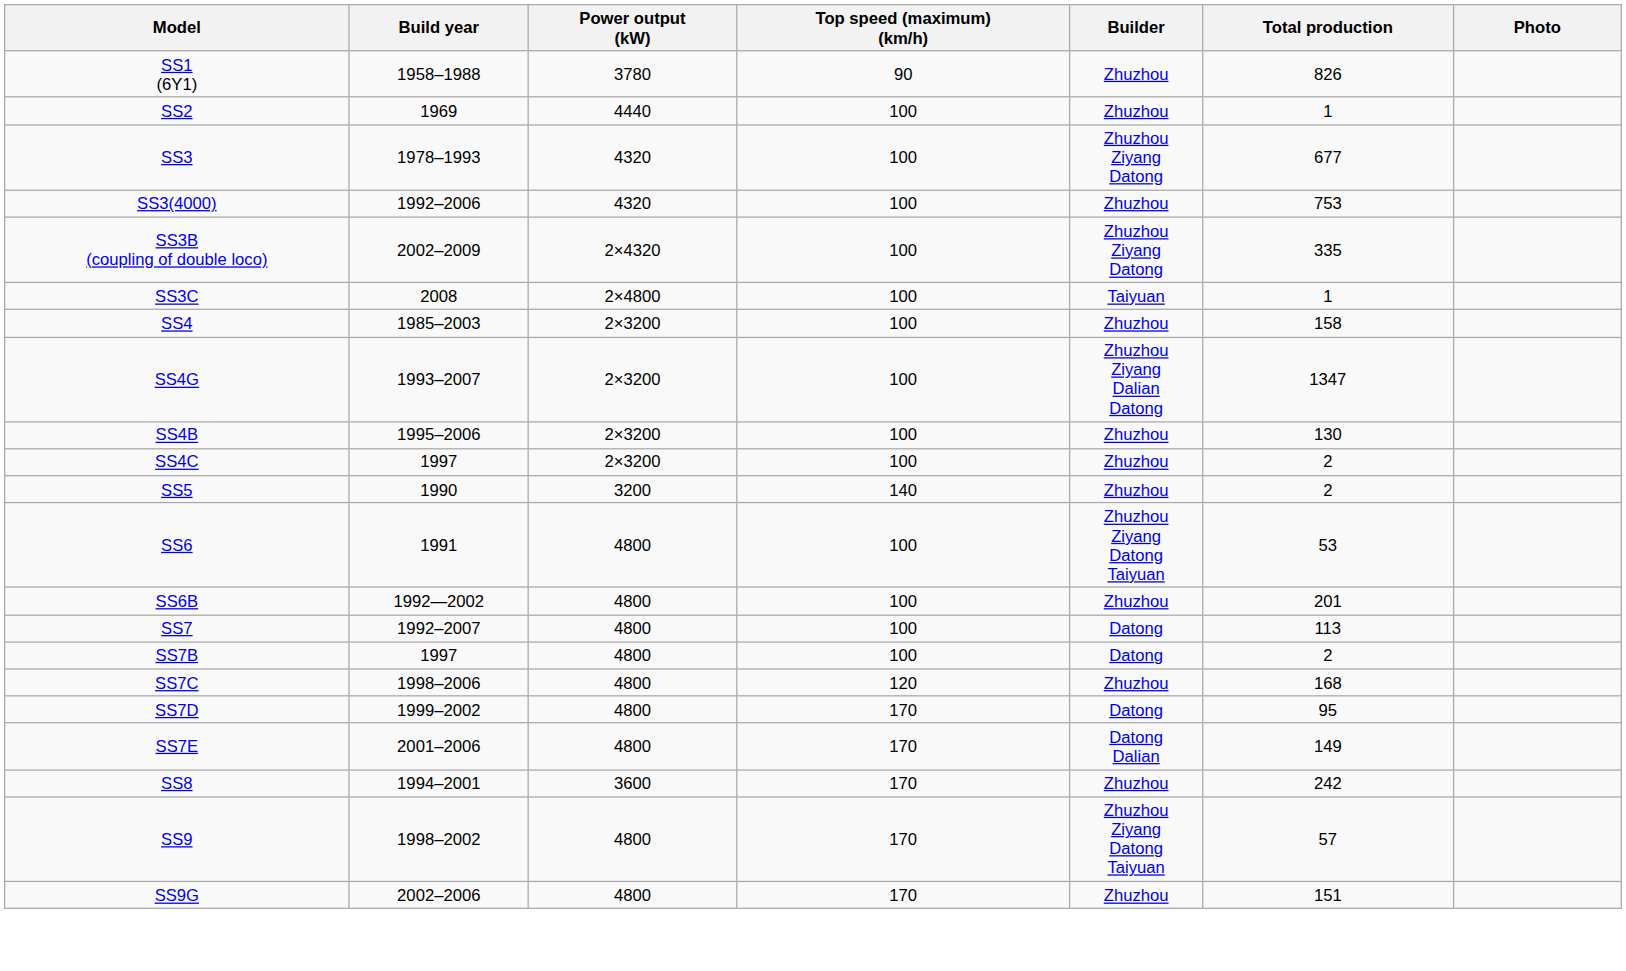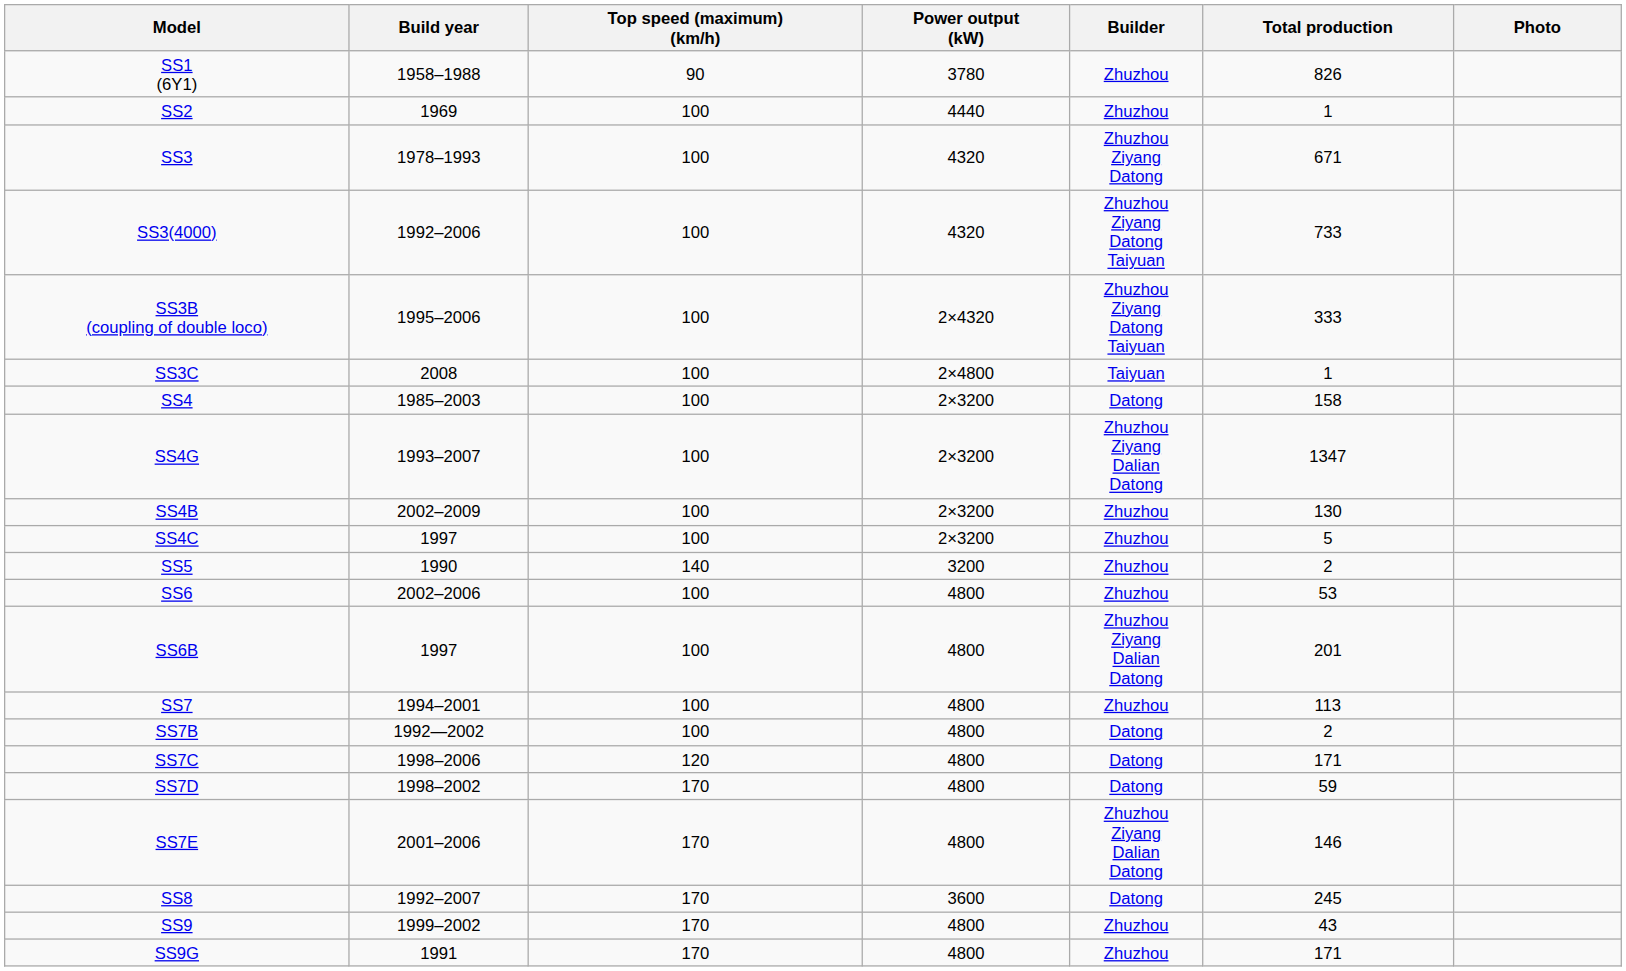columns swapped: (903, 28) <-> (632, 28)
(1328, 157) 677 -> (1328, 157) 671
(1136, 203) Zhuzhou -> (1136, 232) Zhuzhou Ziyang Datong Taiyuan
(1328, 203) 753 -> (1328, 232) 733
(439, 250) 2002–2009 -> (439, 317) 1995–2006
(1136, 250) Zhuzhou Ziyang Datong -> (1136, 317) Zhuzhou Ziyang Datong Taiyuan
(1328, 250) 335 -> (1328, 317) 333
(1136, 323) Zhuzhou -> (1136, 400) Datong
(439, 435) 1995–2006 -> (439, 512) 2002–2009
(1328, 462) 2 -> (1328, 539) 5
(439, 545) 1991 -> (439, 593) 2002–2006
(1136, 545) Zhuzhou Ziyang Datong Taiyuan -> (1136, 593) Zhuzhou
(439, 601) 1992—2002 -> (439, 649) 1997
(1136, 601) Zhuzhou -> (1136, 649) Zhuzhou Ziyang Dalian Datong
(439, 628) 1992–2007 -> (439, 705) 1994–2001
(1136, 628) Datong -> (1136, 705) Zhuzhou
(439, 655) 1997 -> (439, 732) 1992—2002
(1136, 683) Zhuzhou -> (1136, 759) Datong
(1328, 683) 168 -> (1328, 759) 171
(439, 710) 1999–2002 -> (439, 786) 1998–2002
(1328, 710) 95 -> (1328, 786) 59
(1136, 746) Datong Dalian -> (1136, 842) Zhuzhou Ziyang Dalian Datong
(1328, 746) 149 -> (1328, 842) 146
(439, 783) 1994–2001 -> (439, 898) 1992–2007
(1136, 783) Zhuzhou -> (1136, 898) Datong
(1328, 783) 242 -> (1328, 898) 245
(439, 839) 1998–2002 -> (439, 925) 1999–2002
(1136, 839) Zhuzhou Ziyang Datong Taiyuan -> (1136, 925) Zhuzhou
(1328, 839) 57 -> (1328, 925) 43
(439, 895) 2002–2006 -> (439, 953) 1991
(1328, 895) 151 -> (1328, 953) 171
